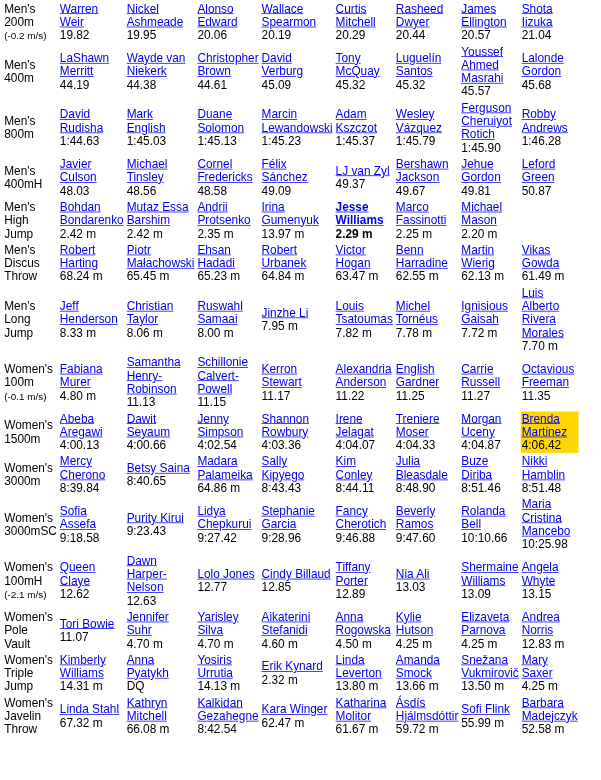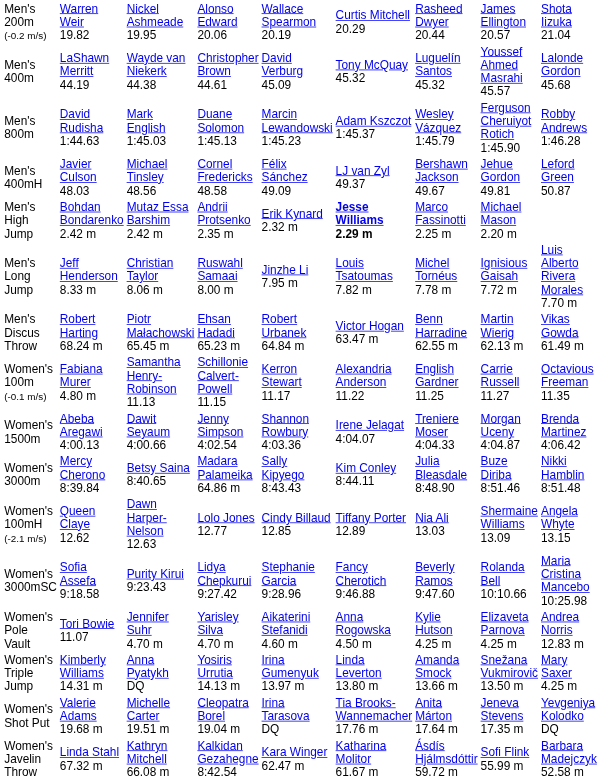(290, 220) Irina Gumenyuk 13.97 m -> (292, 220) Erik Kynard 2.32 m
rows swapped: (20, 319) <-> (22, 263)
(544, 432) gold background -> (564, 432) no background
rows swapped: (29, 581) <-> (31, 524)
(292, 673) Erik Kynard 2.32 m -> (290, 673) Irina Gumenyuk 13.97 m
+ row: (29, 716)
